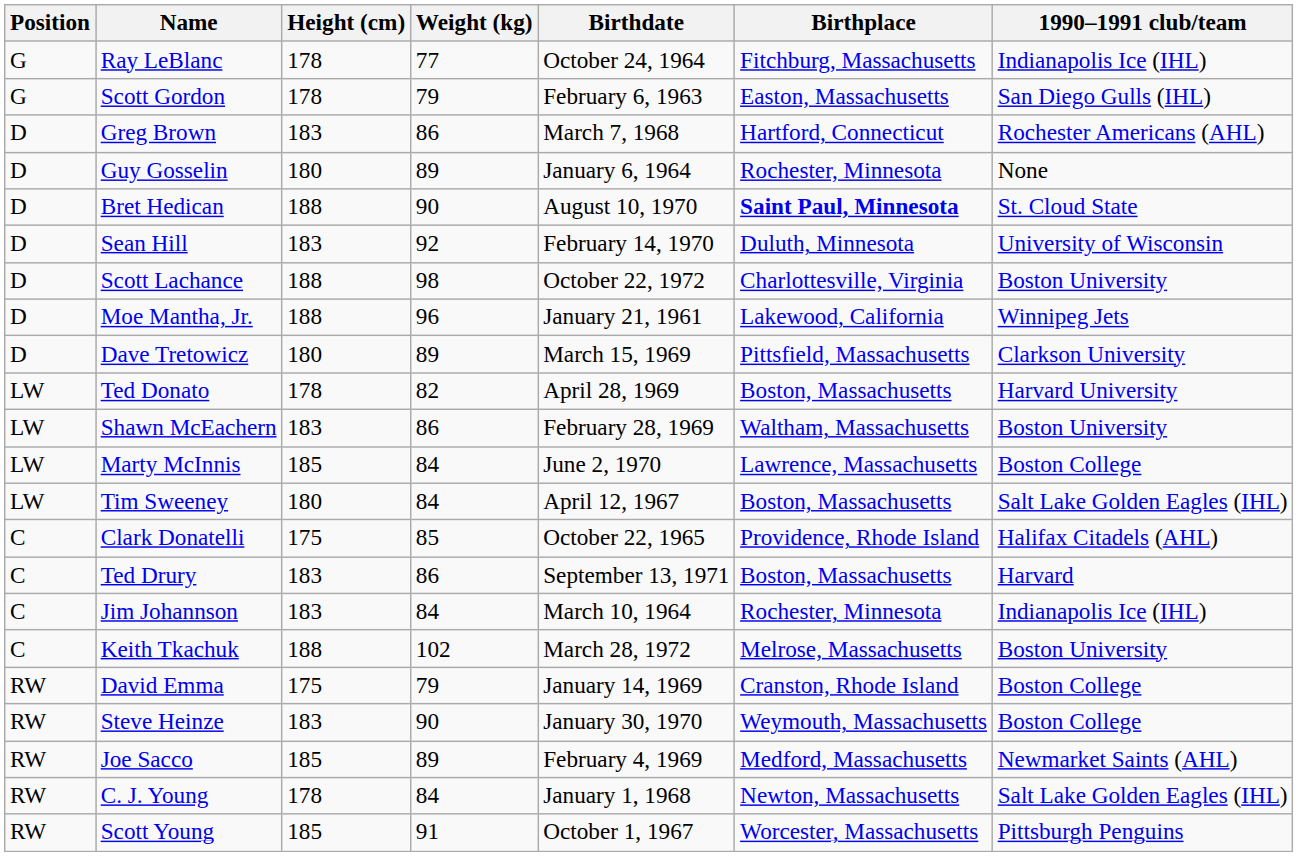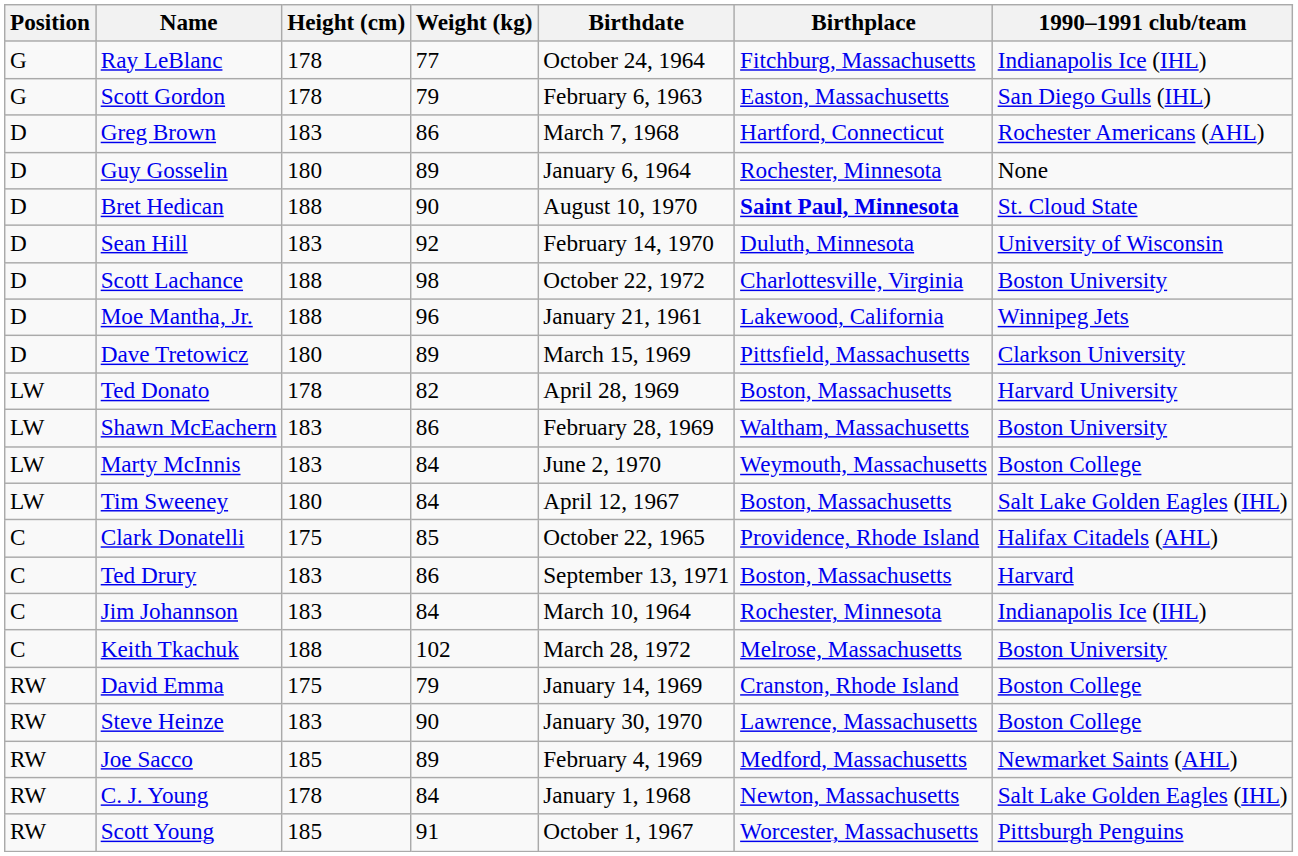(305, 464) 185 -> (305, 464) 183
(859, 464) Lawrence, Massachusetts -> (864, 464) Weymouth, Massachusetts
(864, 721) Weymouth, Massachusetts -> (859, 721) Lawrence, Massachusetts
